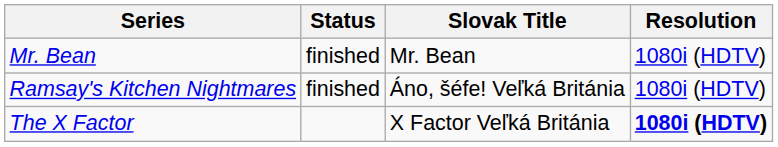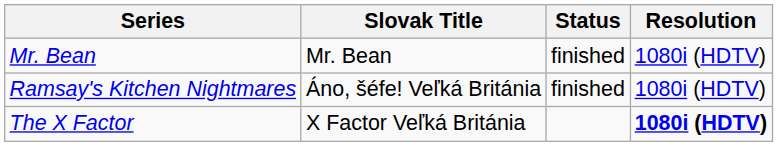columns swapped: (507, 21) <-> (343, 21)
